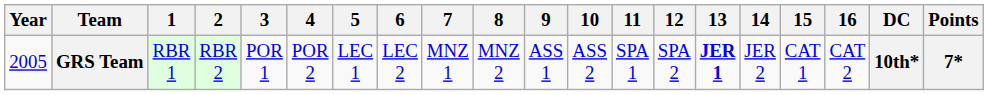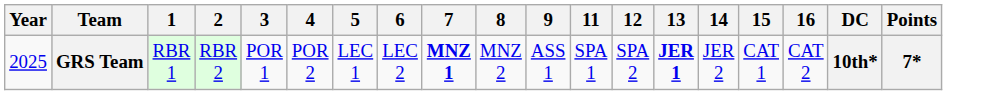- column: (590, 19)
(28, 61) 2005 -> (28, 61) 2025
(448, 61) normal -> (449, 61) bold
